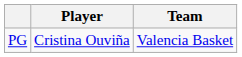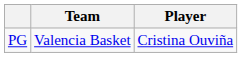columns swapped: (82, 16) <-> (185, 16)
